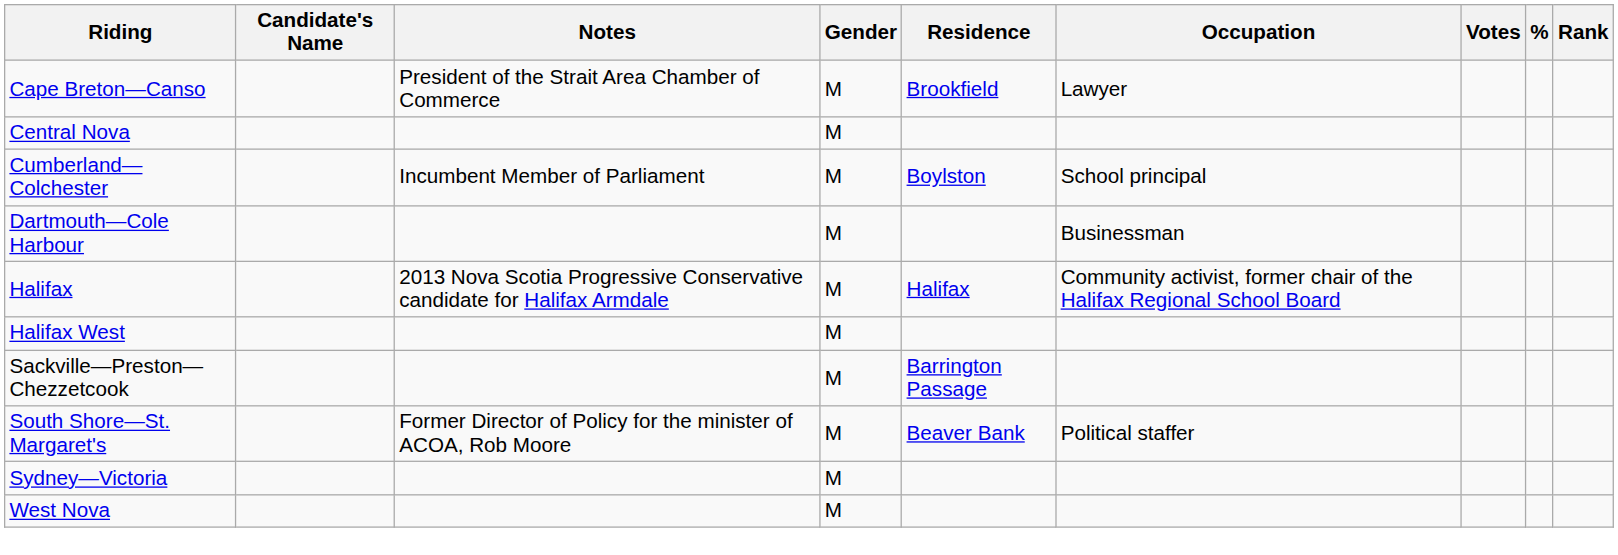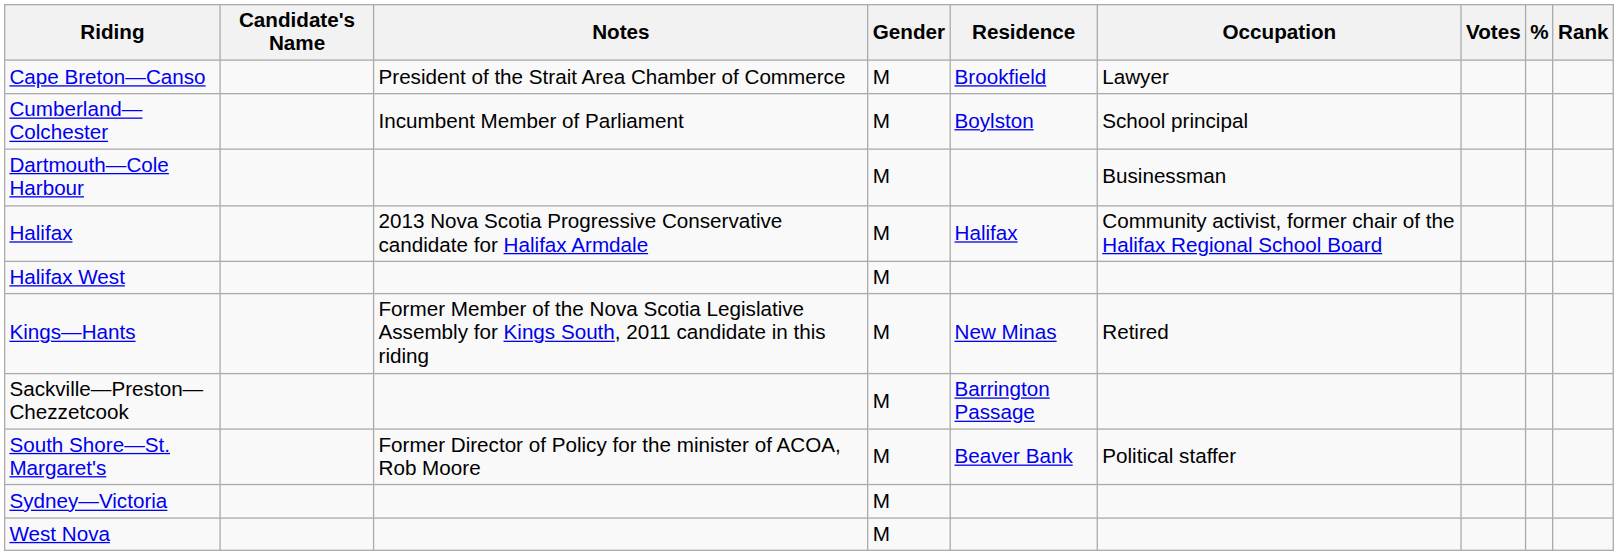- row: (70, 132)
+ row: (73, 333)
